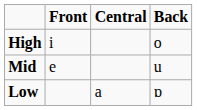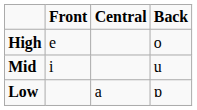(51, 42) i -> (52, 42) e
(52, 67) e -> (51, 67) i
